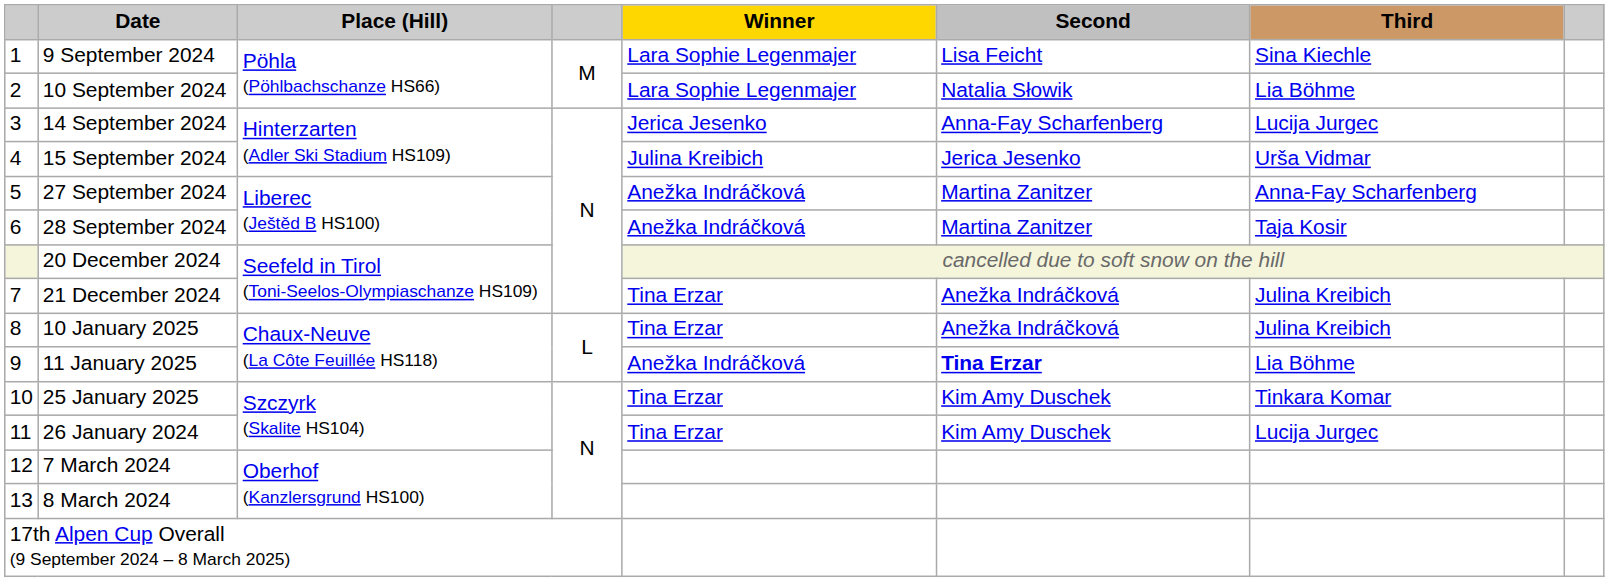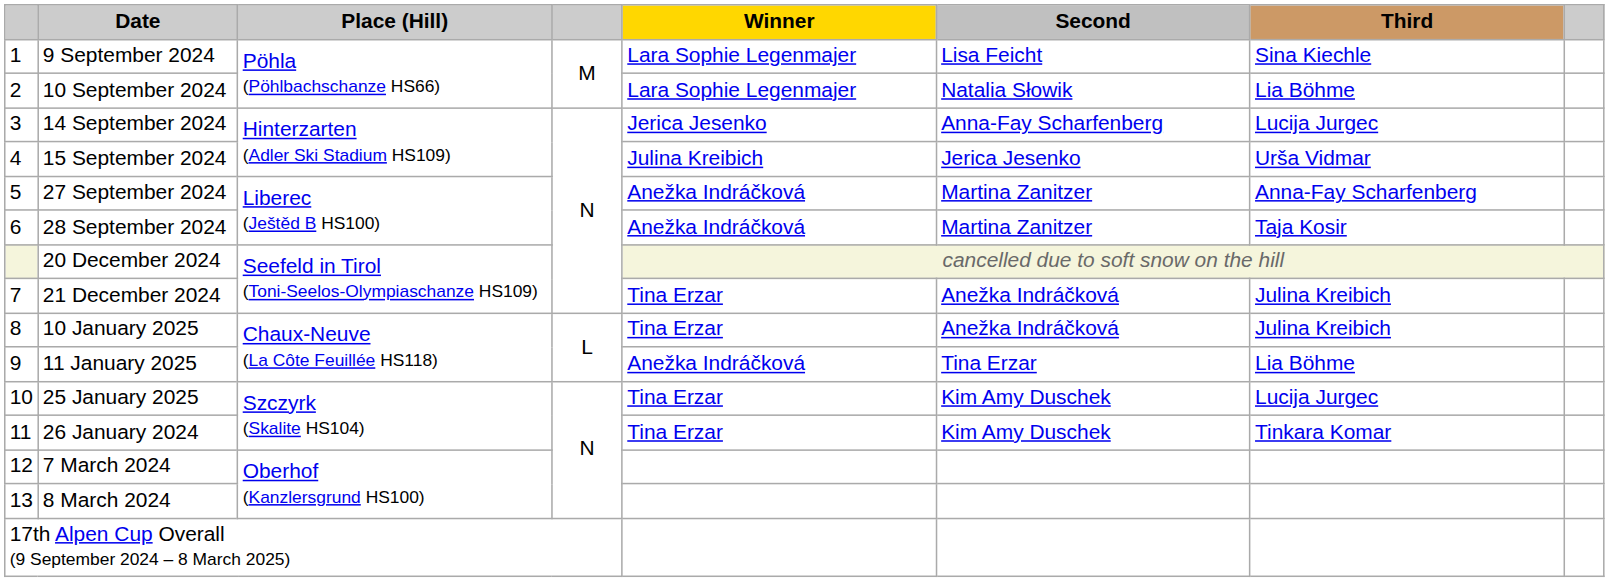(991, 363) bold -> (989, 363) normal
(1323, 397) Tinkara Komar -> (1317, 397) Lucija Jurgec
(1317, 431) Lucija Jurgec -> (1323, 431) Tinkara Komar
